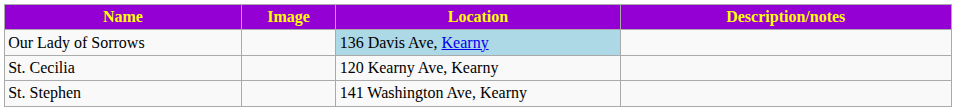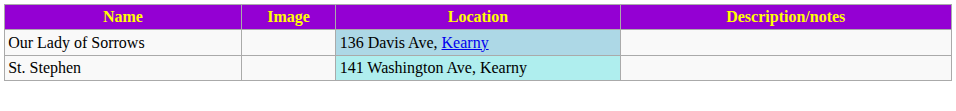- row: (42, 67)
(433, 93) no background -> (433, 67) paleturquoise background
